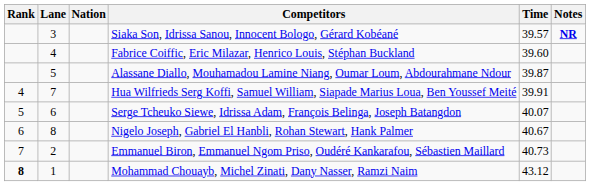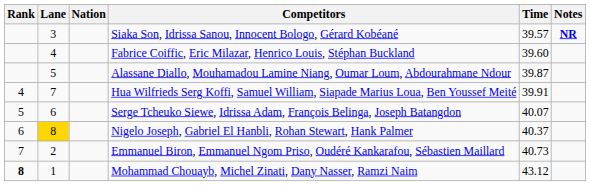(53, 131) no background -> (53, 131) gold background
(535, 131) 40.67 -> (535, 131) 40.37
